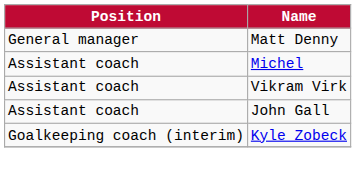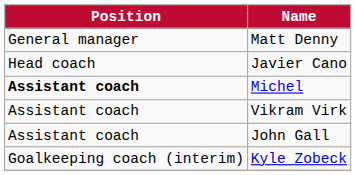+ row: (299, 64)
(74, 64) normal -> (74, 88) bold
